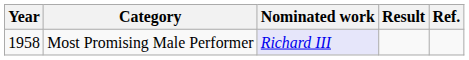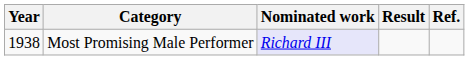(24, 42) 1958 -> (24, 42) 1938
